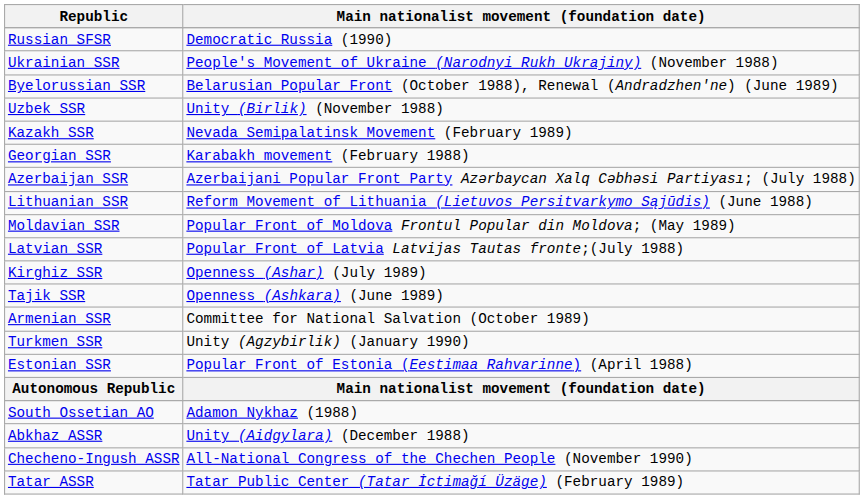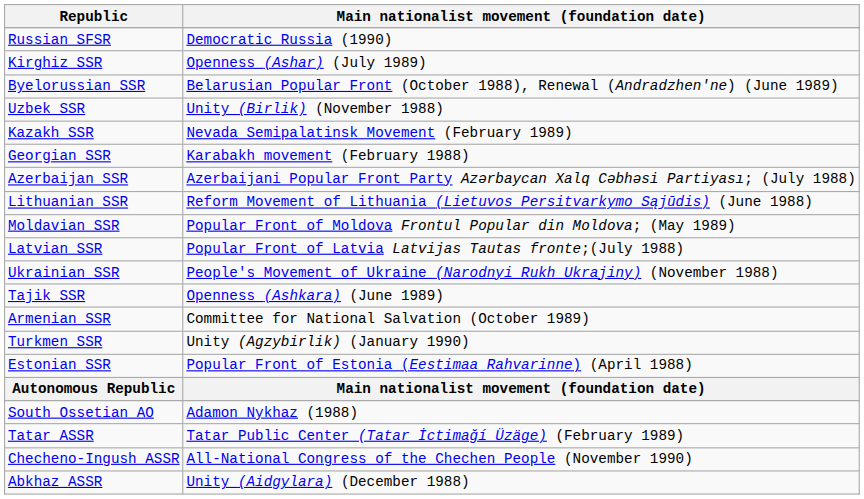rows swapped: (64, 63) <-> (55, 273)
rows swapped: (51, 482) <-> (55, 436)
